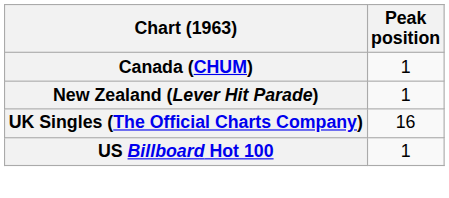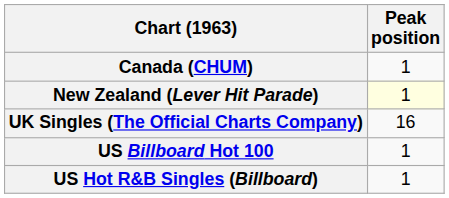(406, 94) no background -> (406, 94) lightyellow background
+ row: (186, 179)
